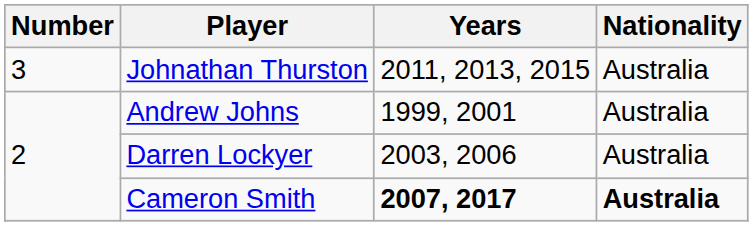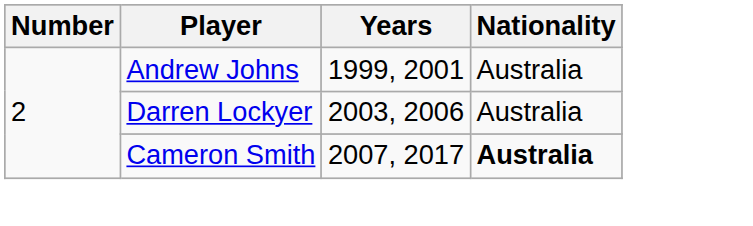- row: (247, 69)
(448, 198) bold -> (396, 155) normal
